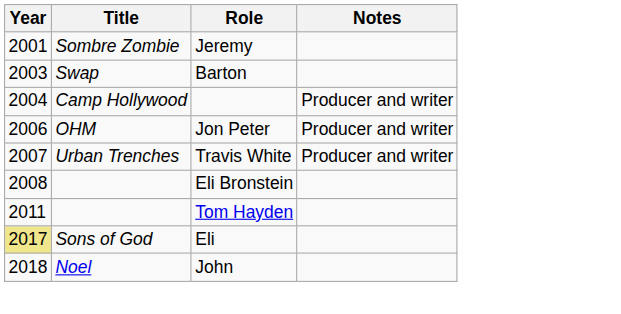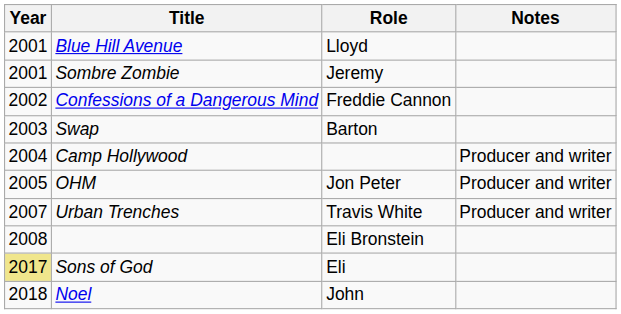+ row: (347, 45)
+ row: (389, 101)
(28, 128) 2006 -> (28, 184) 2005
- row: (244, 211)
